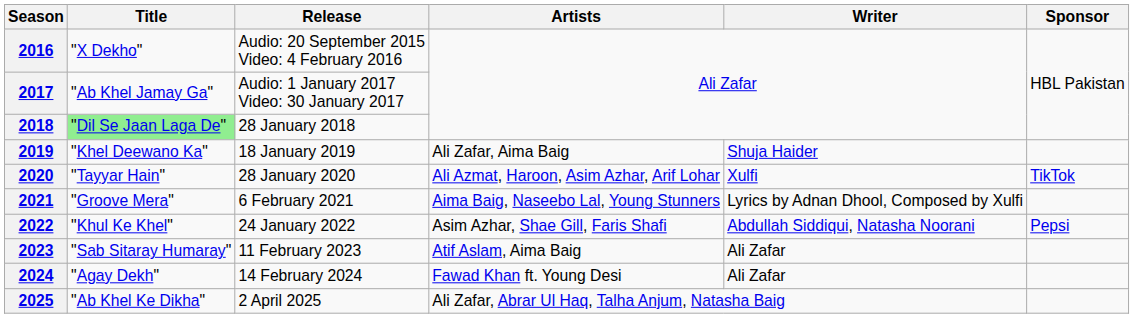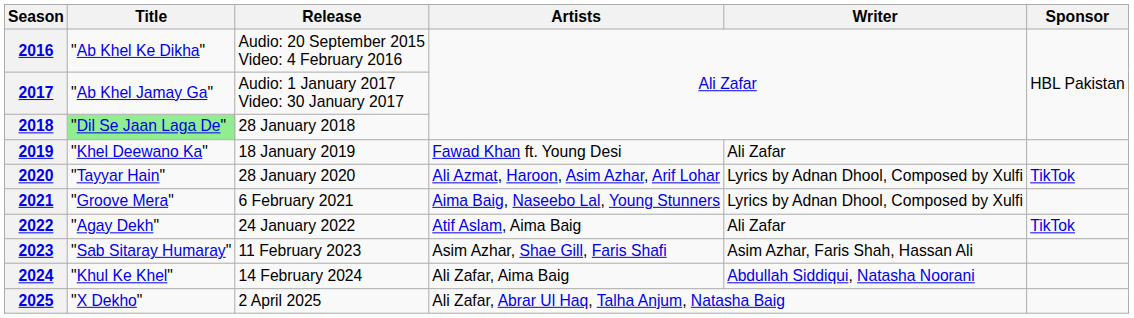(107, 50) "X Dekho" -> (138, 50) "Ab Khel Ke Dikha"
(501, 151) Ali Zafar, Aima Baig -> (527, 151) Fawad Khan ft. Young Desi
(773, 151) Shuja Haider -> (756, 151) Ali Zafar
(742, 176) Xulfi -> (875, 176) Lyrics by Adnan Dhool, Composed by Xulfi
(122, 226) "Khul Ke Khel" -> (115, 226) "Agay Dekh"
(550, 226) Asim Azhar, Shae Gill, Faris Shafi -> (507, 226) Atif Aslam, Aima Baig
(851, 226) Abdullah Siddiqui, Natasha Noorani -> (756, 226) Ali Zafar
(1050, 226) Pepsi -> (1053, 226) TikTok
(507, 251) Atif Aslam, Aima Baig -> (550, 251) Asim Azhar, Shae Gill, Faris Shafi
(756, 251) Ali Zafar -> (850, 251) Asim Azhar, Faris Shah, Hassan Ali
(115, 276) "Agay Dekh" -> (122, 276) "Khul Ke Khel"
(527, 276) Fawad Khan ft. Young Desi -> (501, 276) Ali Zafar, Aima Baig
(756, 276) Ali Zafar -> (851, 276) Abdullah Siddiqui, Natasha Noorani
(138, 300) "Ab Khel Ke Dikha" -> (107, 300) "X Dekho"
